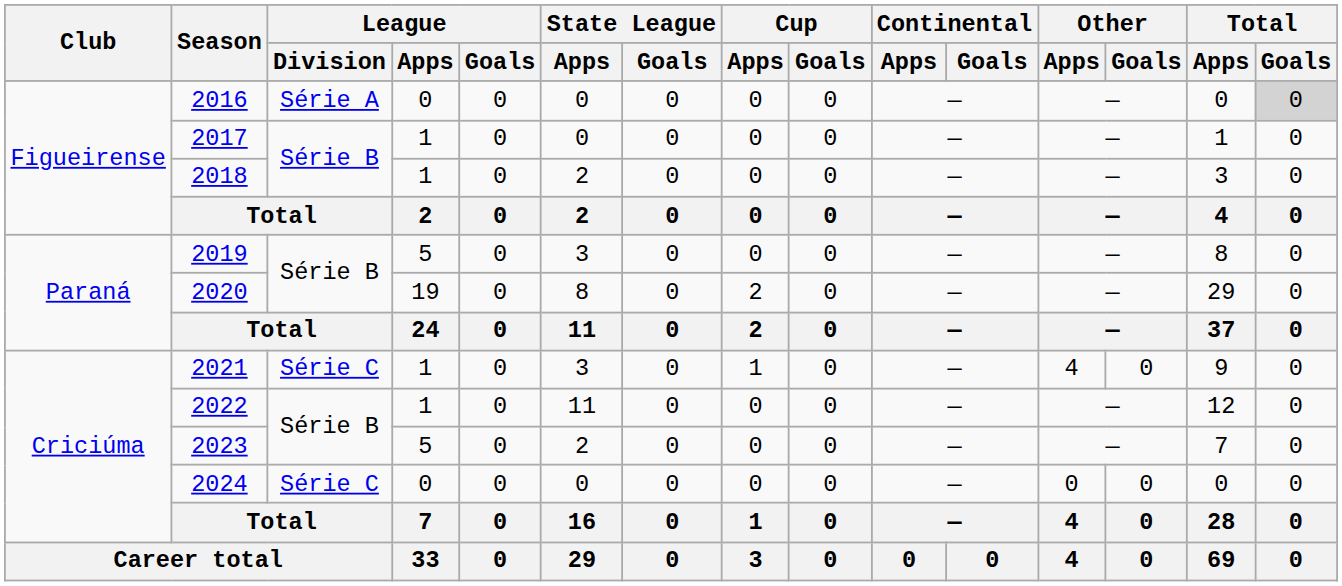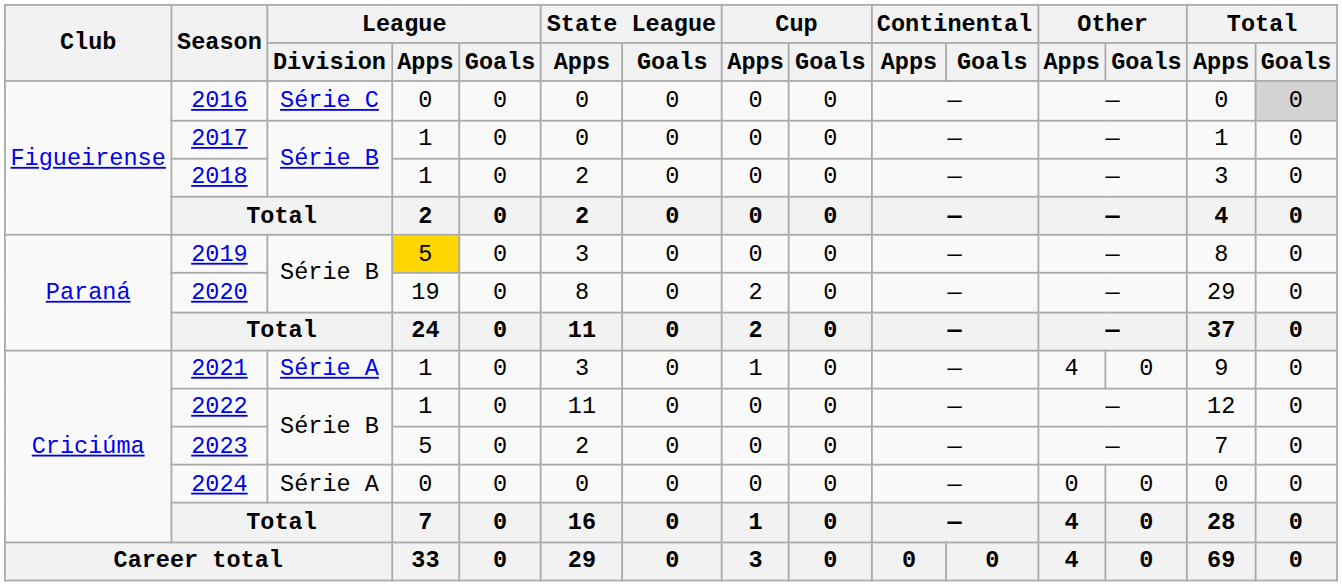(329, 101) Série A -> (329, 101) Série C
(425, 254) no background -> (425, 254) gold background
(329, 369) Série C -> (329, 369) Série A
(329, 484) Série C -> (329, 484) Série A
